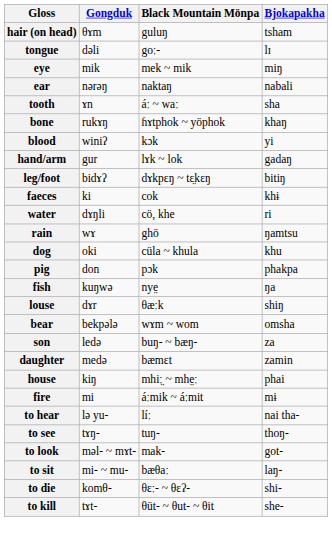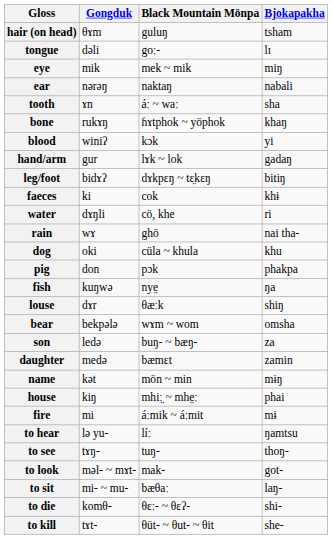(281, 232) ŋamtsu -> (282, 232) nai tha-
+ row: (42, 379)
(282, 415) nai tha- -> (281, 433) ŋamtsu
